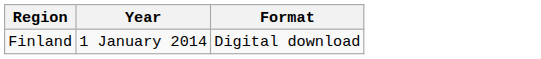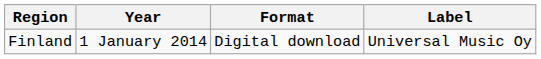+ column: (450, 17)
